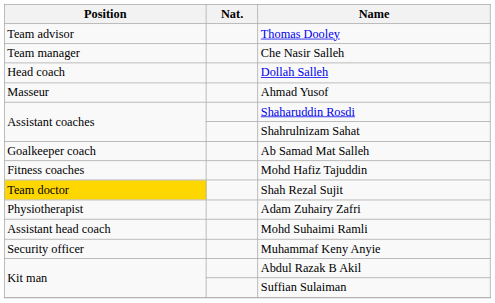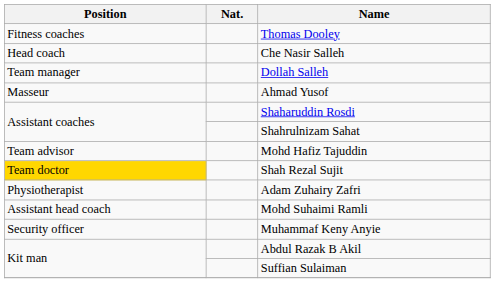(40, 33) Team advisor -> (46, 33) Fitness coaches
(44, 53) Team manager -> (36, 53) Head coach
(36, 72) Head coach -> (44, 72) Team manager
- row: (315, 151)
(46, 170) Fitness coaches -> (40, 151) Team advisor
